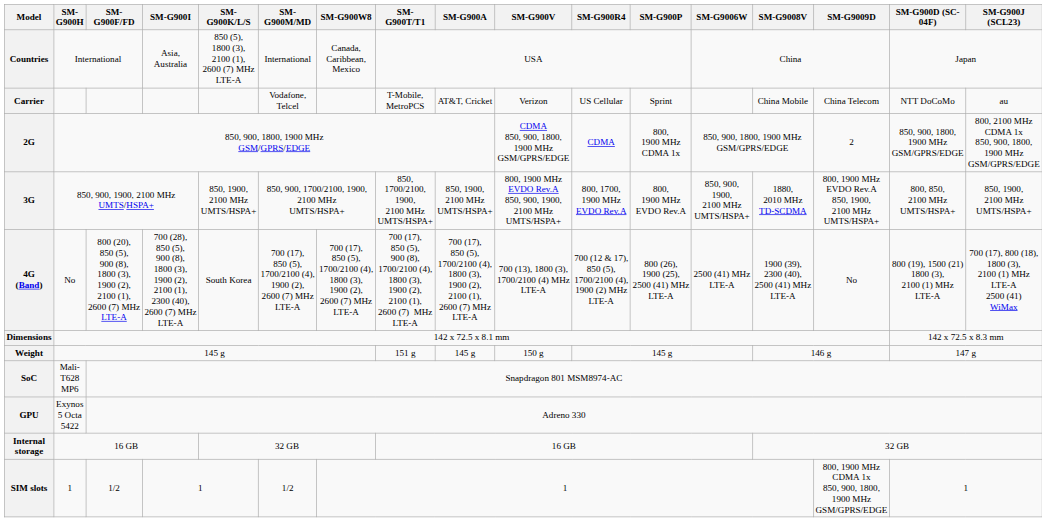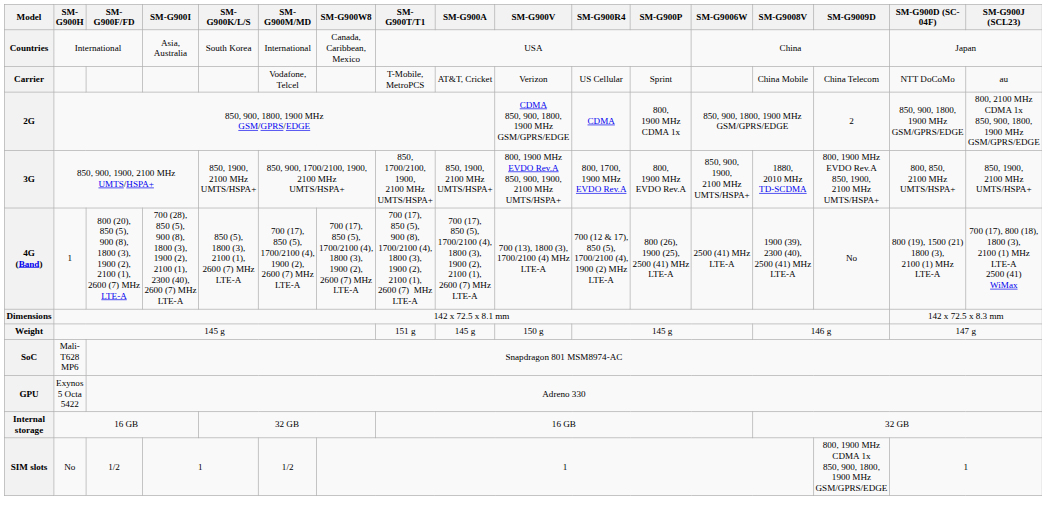(229, 58) 850 (5), 1800 (3), 2100 (1), 2600 (7) MHz LTE-A -> (229, 48) South Korea
(70, 279) No -> (70, 258) 1
(229, 279) South Korea -> (229, 258) 850 (5), 1800 (3), 2100 (1), 2600 (7) MHz LTE-A
(70, 487) 1 -> (70, 466) No
